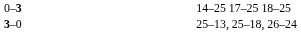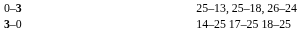(244, 7) 14–25 17–25 18–25 -> (247, 7) 25–13, 25–18, 26–24
(247, 24) 25–13, 25–18, 26–24 -> (244, 24) 14–25 17–25 18–25
